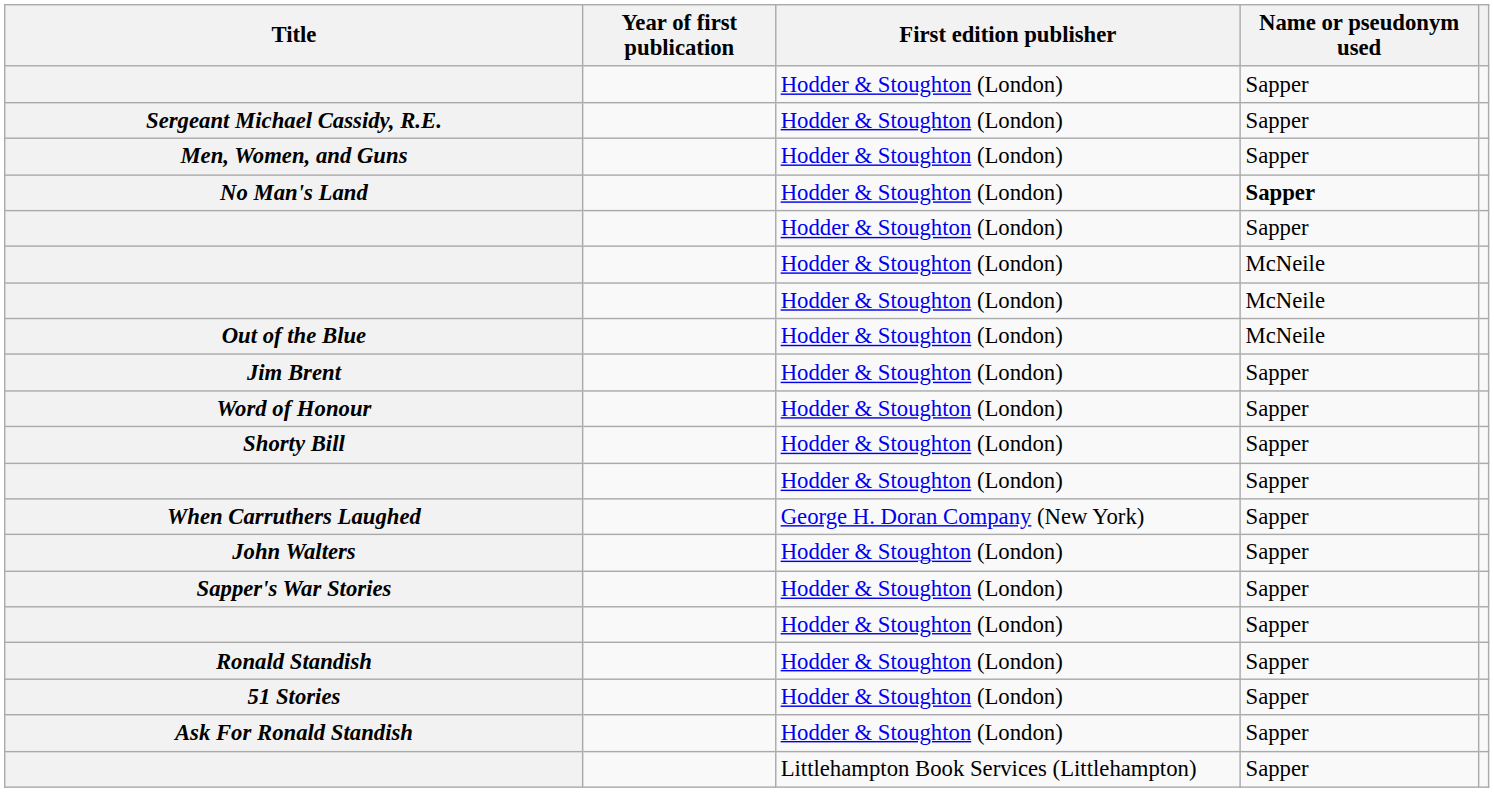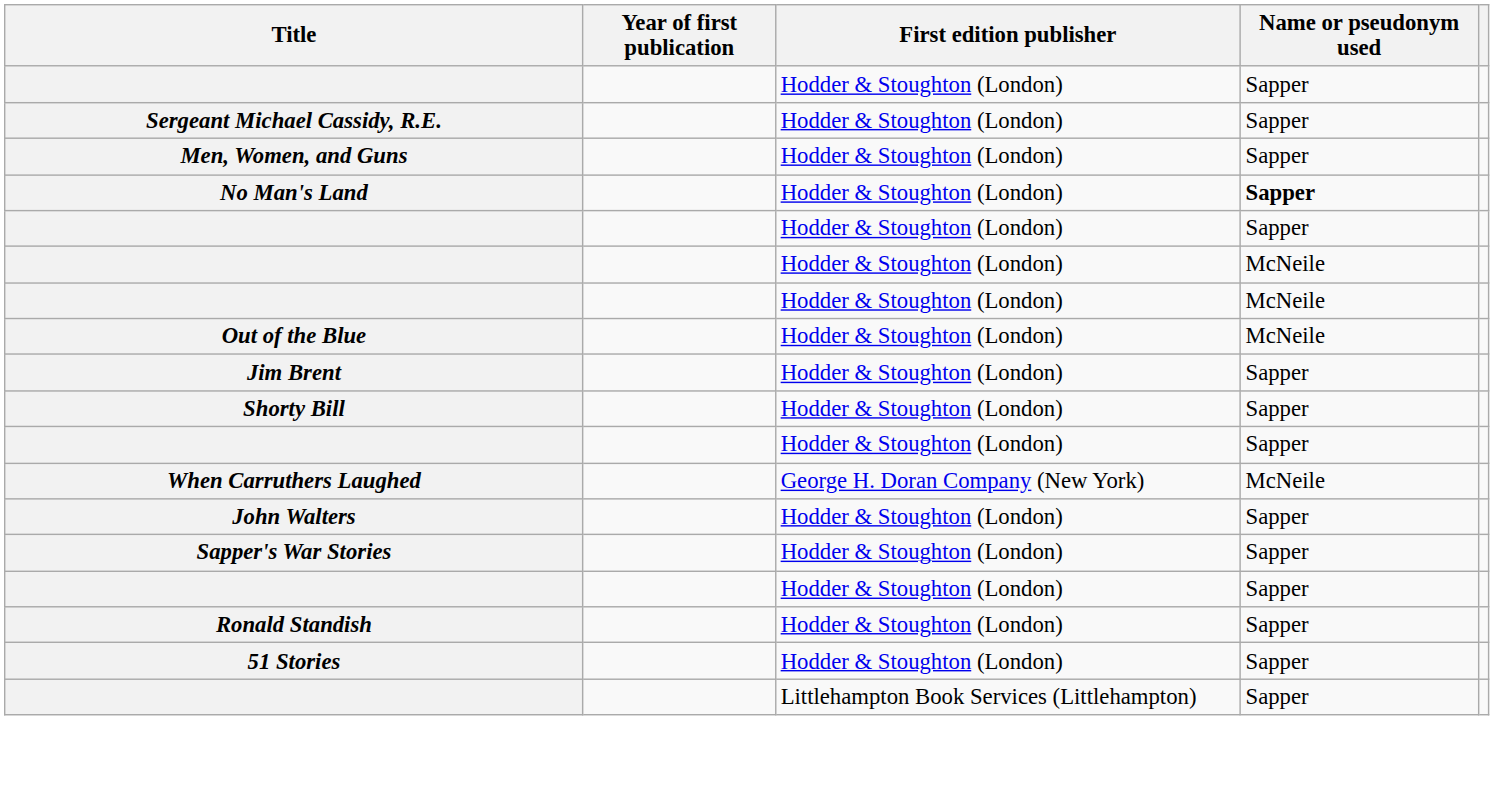- row: (294, 408)
(1277, 516) Sapper -> (1285, 480) McNeile
- row: (294, 732)
